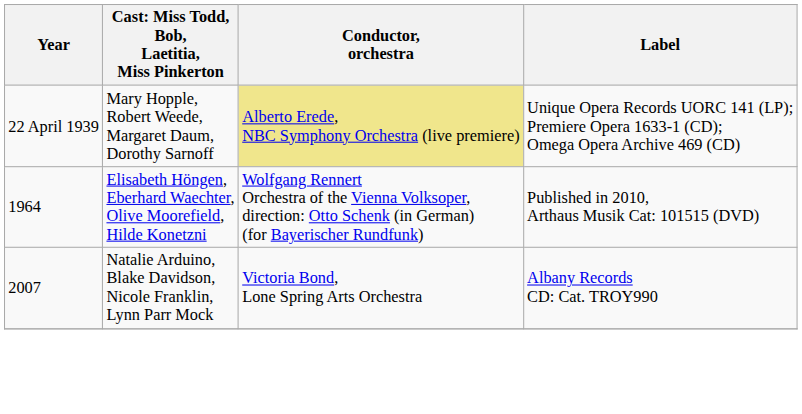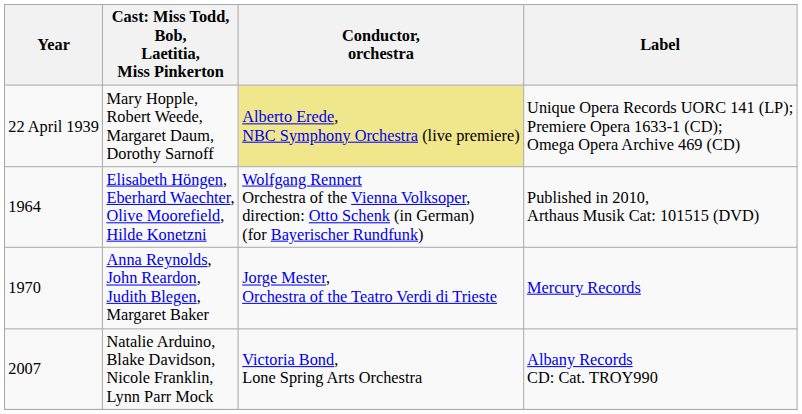+ row: (159, 287)
